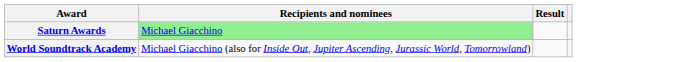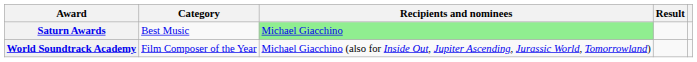+ column: (199, 13)
